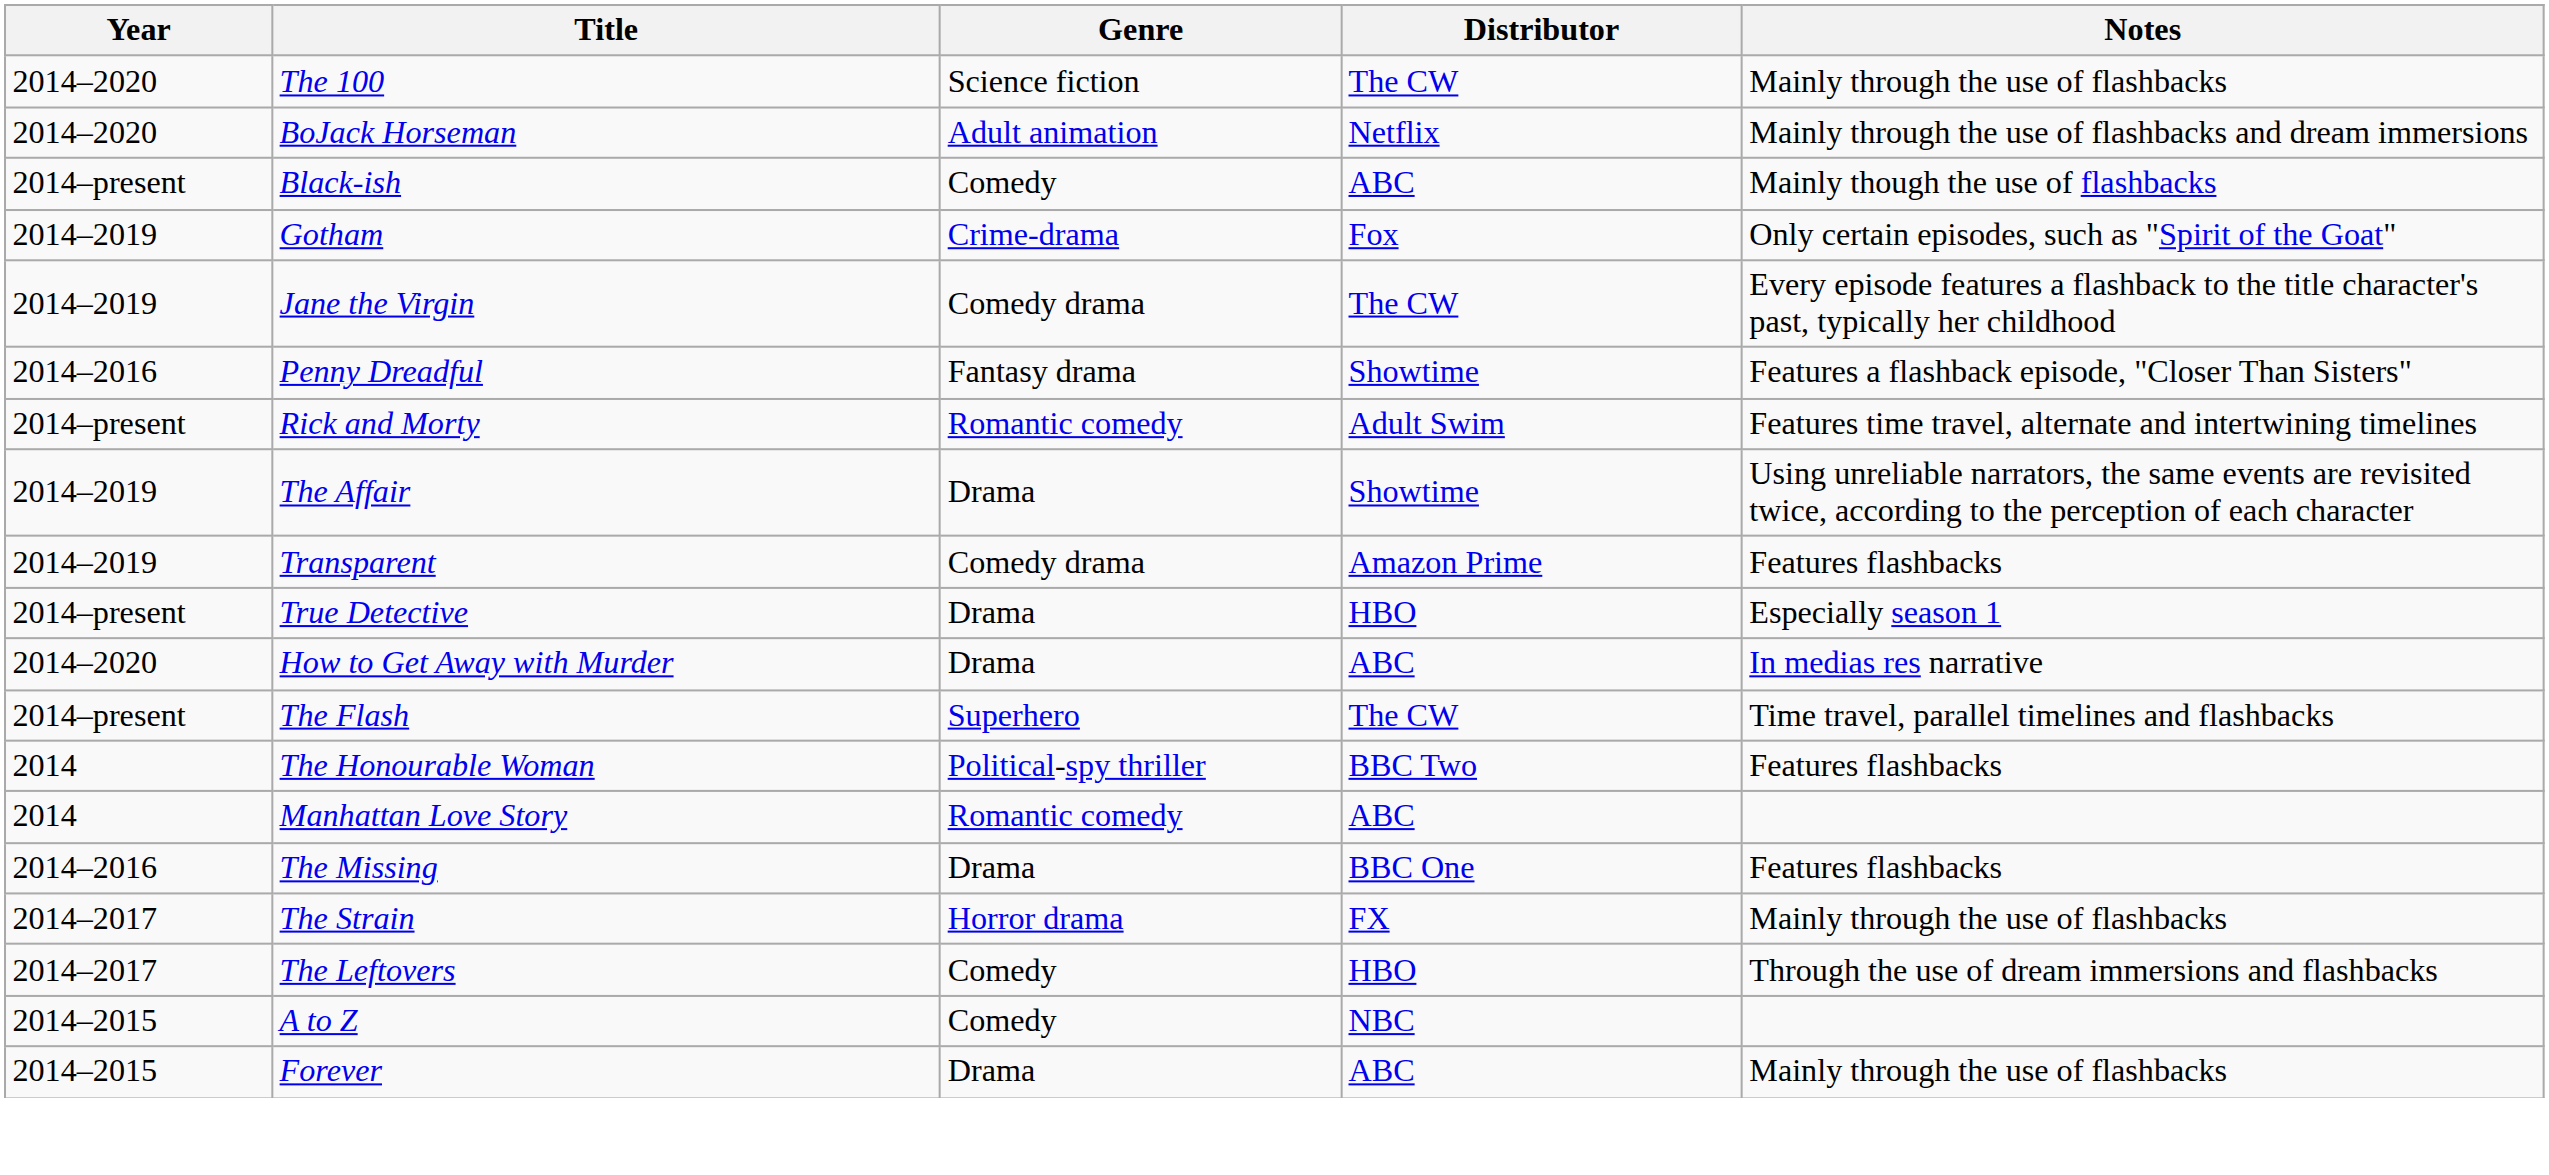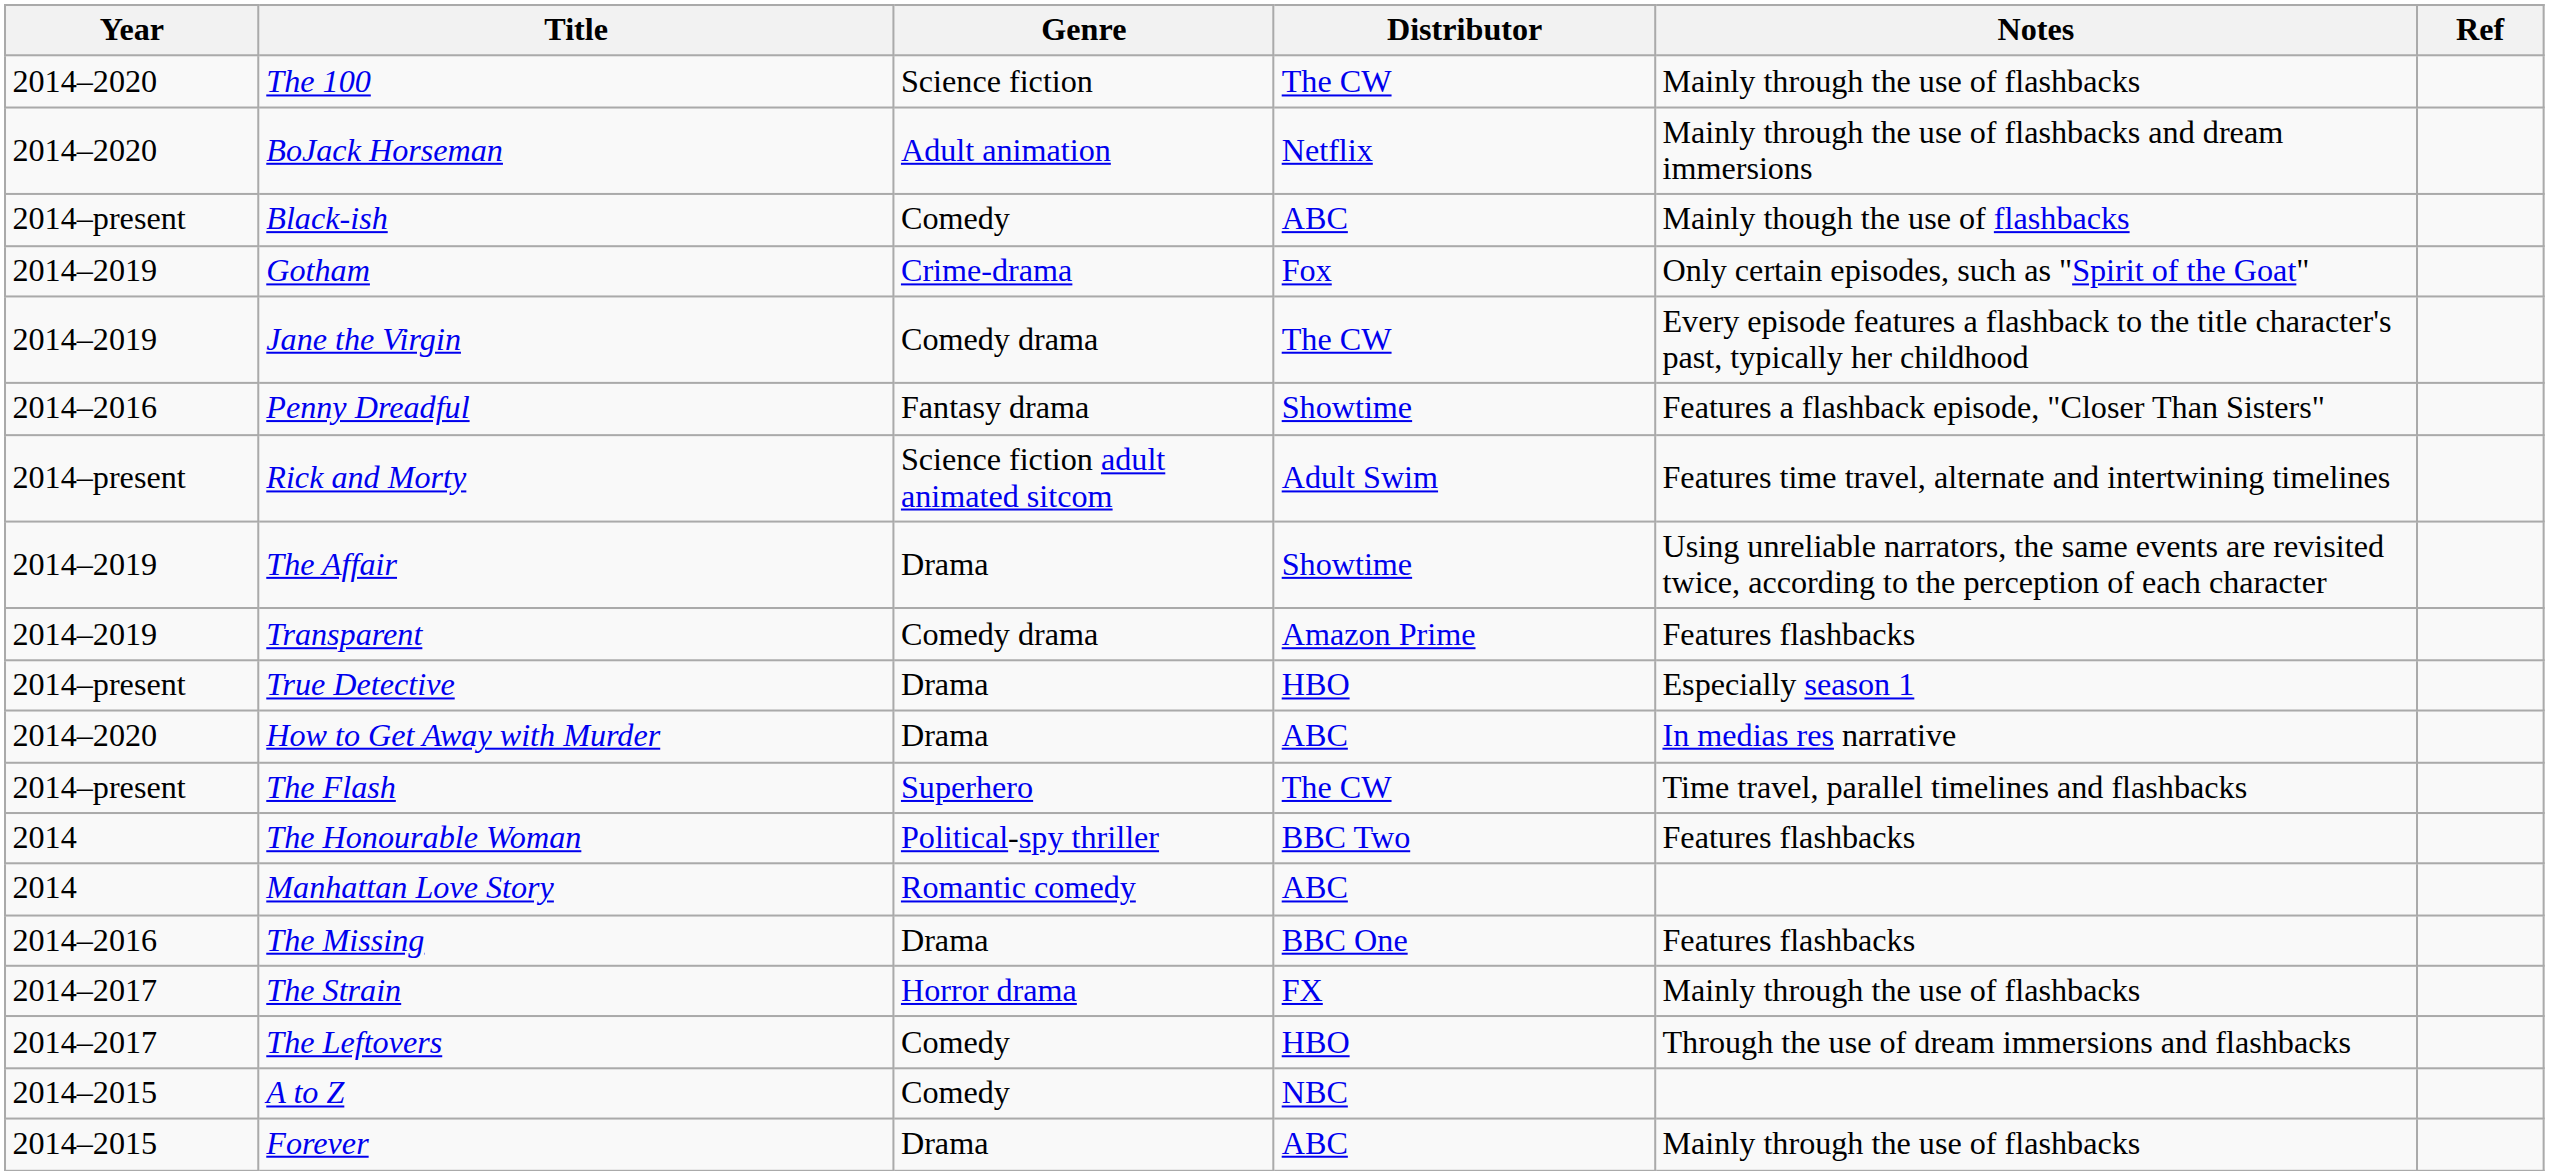+ column: (2480, 30)
(1065, 423) Romantic comedy -> (1033, 477) Science fiction adult animated sitcom
